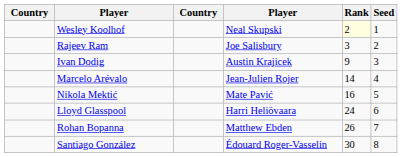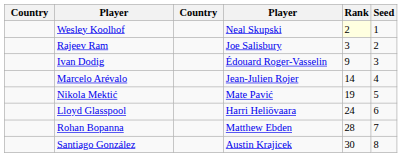(259, 62) Austin Krajicek -> (276, 62) Édouard Roger-Vasselin
(350, 95) 16 -> (350, 95) 19
(350, 128) 26 -> (350, 128) 28
(276, 144) Édouard Roger-Vasselin -> (259, 144) Austin Krajicek
